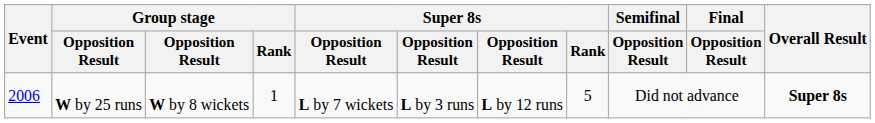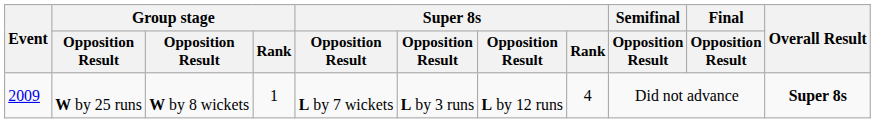(24, 95) 2006 -> (24, 95) 2009
(588, 95) 5 -> (588, 95) 4
